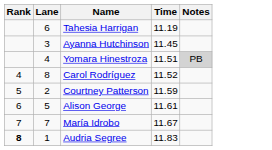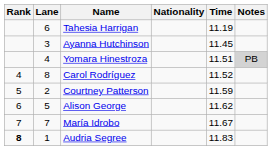+ column: (179, 12)
(166, 106) 11.61 -> (221, 106) 11.62
